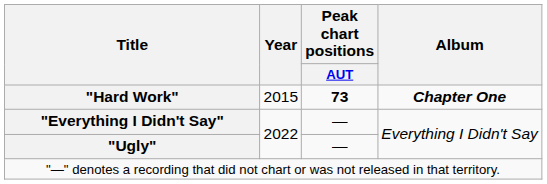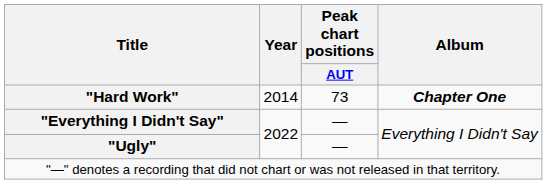(281, 97) 2015 -> (281, 97) 2014
(340, 97) bold -> (340, 97) normal
